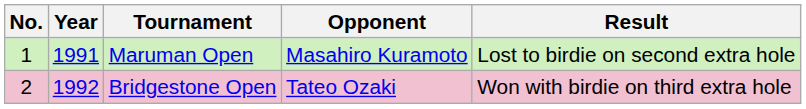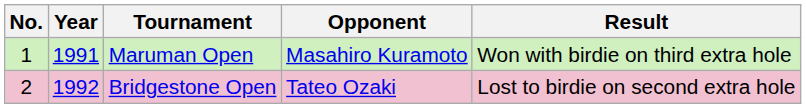(636, 54) Lost to birdie on second extra hole -> (634, 54) Won with birdie on third extra hole
(634, 87) Won with birdie on third extra hole -> (636, 87) Lost to birdie on second extra hole
